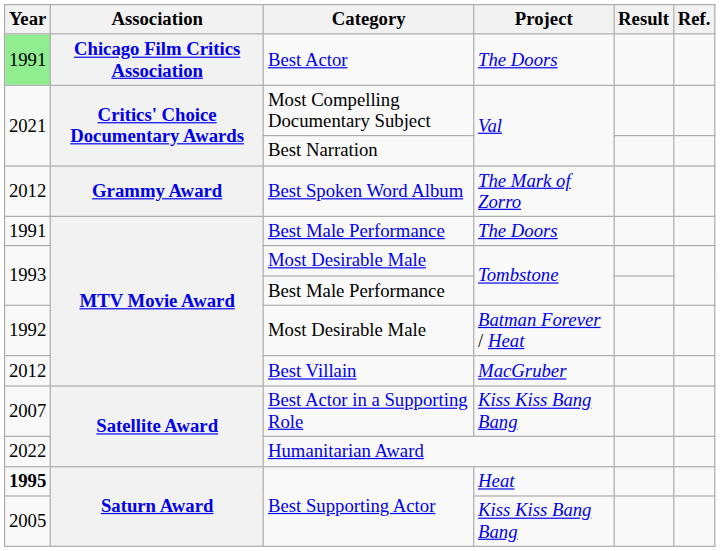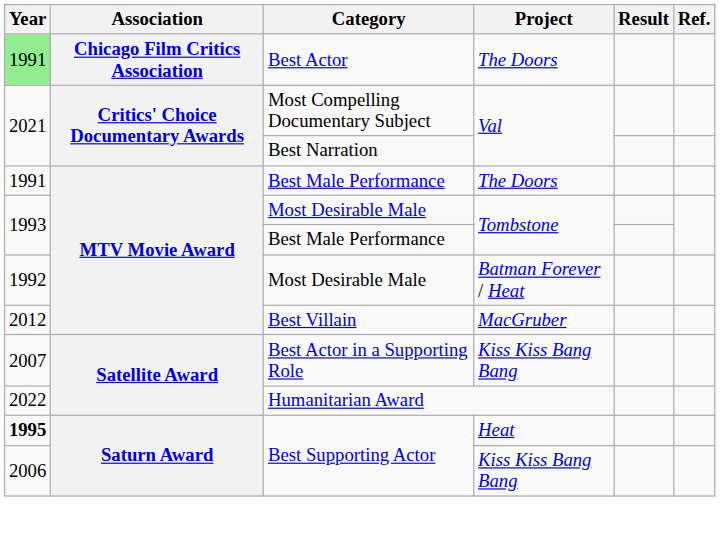- row: (366, 190)
(28, 521) 2005 -> (28, 470) 2006
